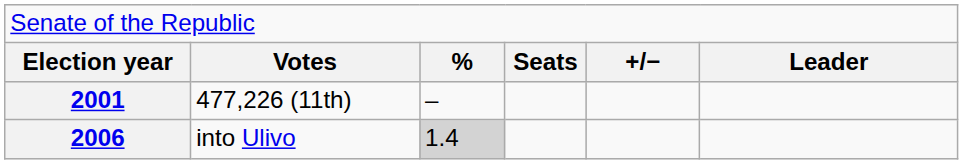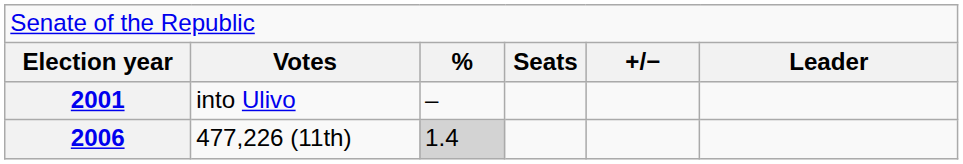(274, 100) 477,226 (11th) -> (246, 100) into Ulivo
(246, 138) into Ulivo -> (274, 138) 477,226 (11th)
